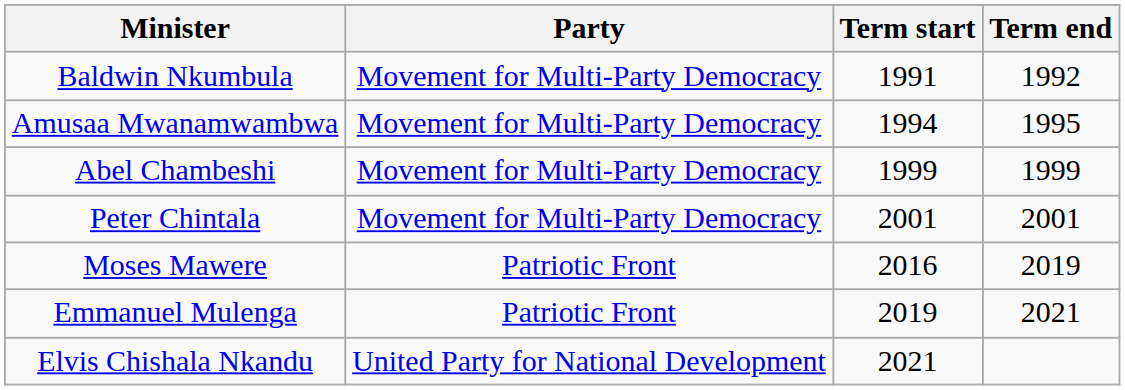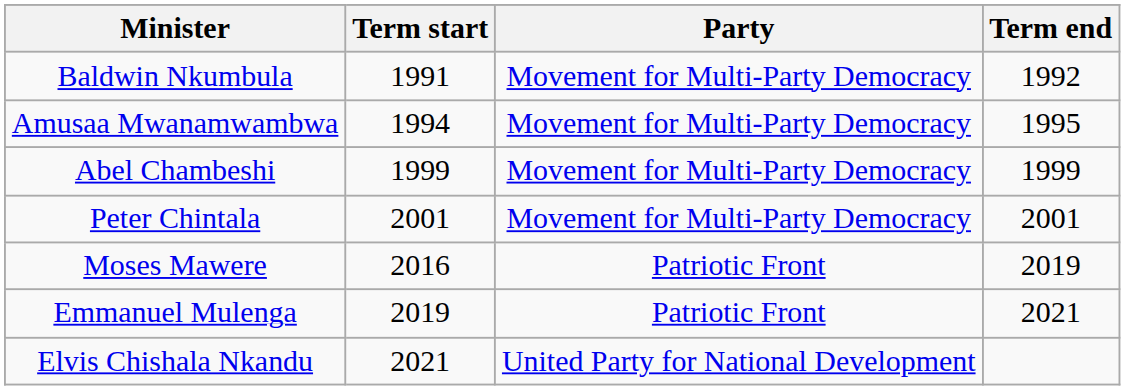columns swapped: (589, 28) <-> (908, 28)
